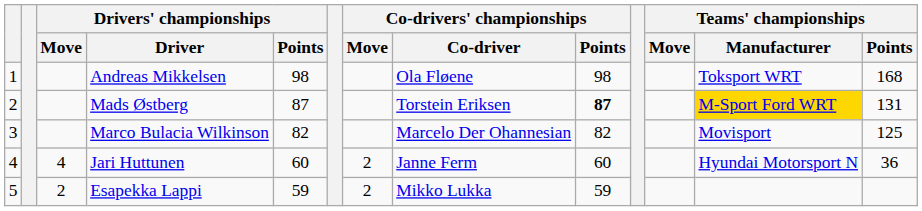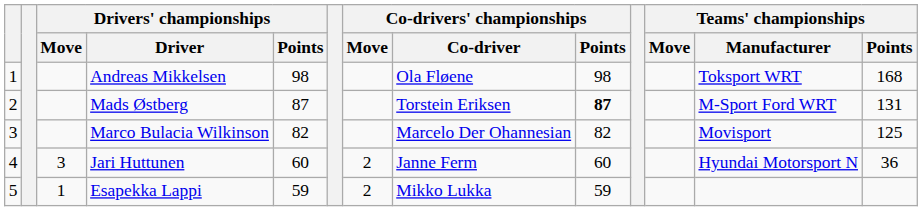(767, 104) gold background -> (767, 104) no background
(61, 162) 4 -> (61, 162) 3
(61, 190) 2 -> (61, 190) 1
